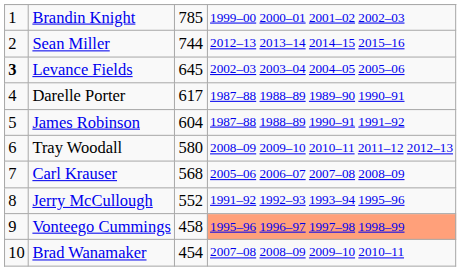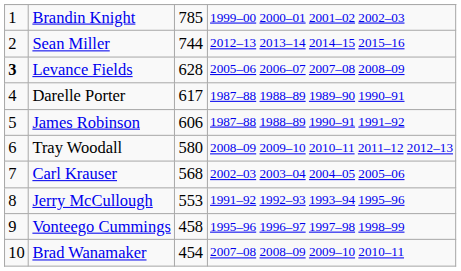(191, 69) 645 -> (191, 69) 628
(307, 69) 2002–03 2003–04 2004–05 2005–06 -> (307, 69) 2005–06 2006–07 2007–08 2008–09
(191, 122) 604 -> (191, 122) 606
(307, 174) 2005–06 2006–07 2007–08 2008–09 -> (307, 174) 2002–03 2003–04 2004–05 2005–06
(191, 200) 552 -> (191, 200) 553
(307, 226) lightsalmon background -> (307, 226) no background
